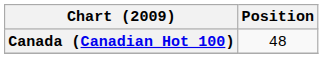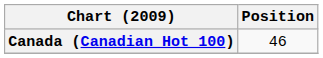(278, 41) 48 -> (278, 41) 46
